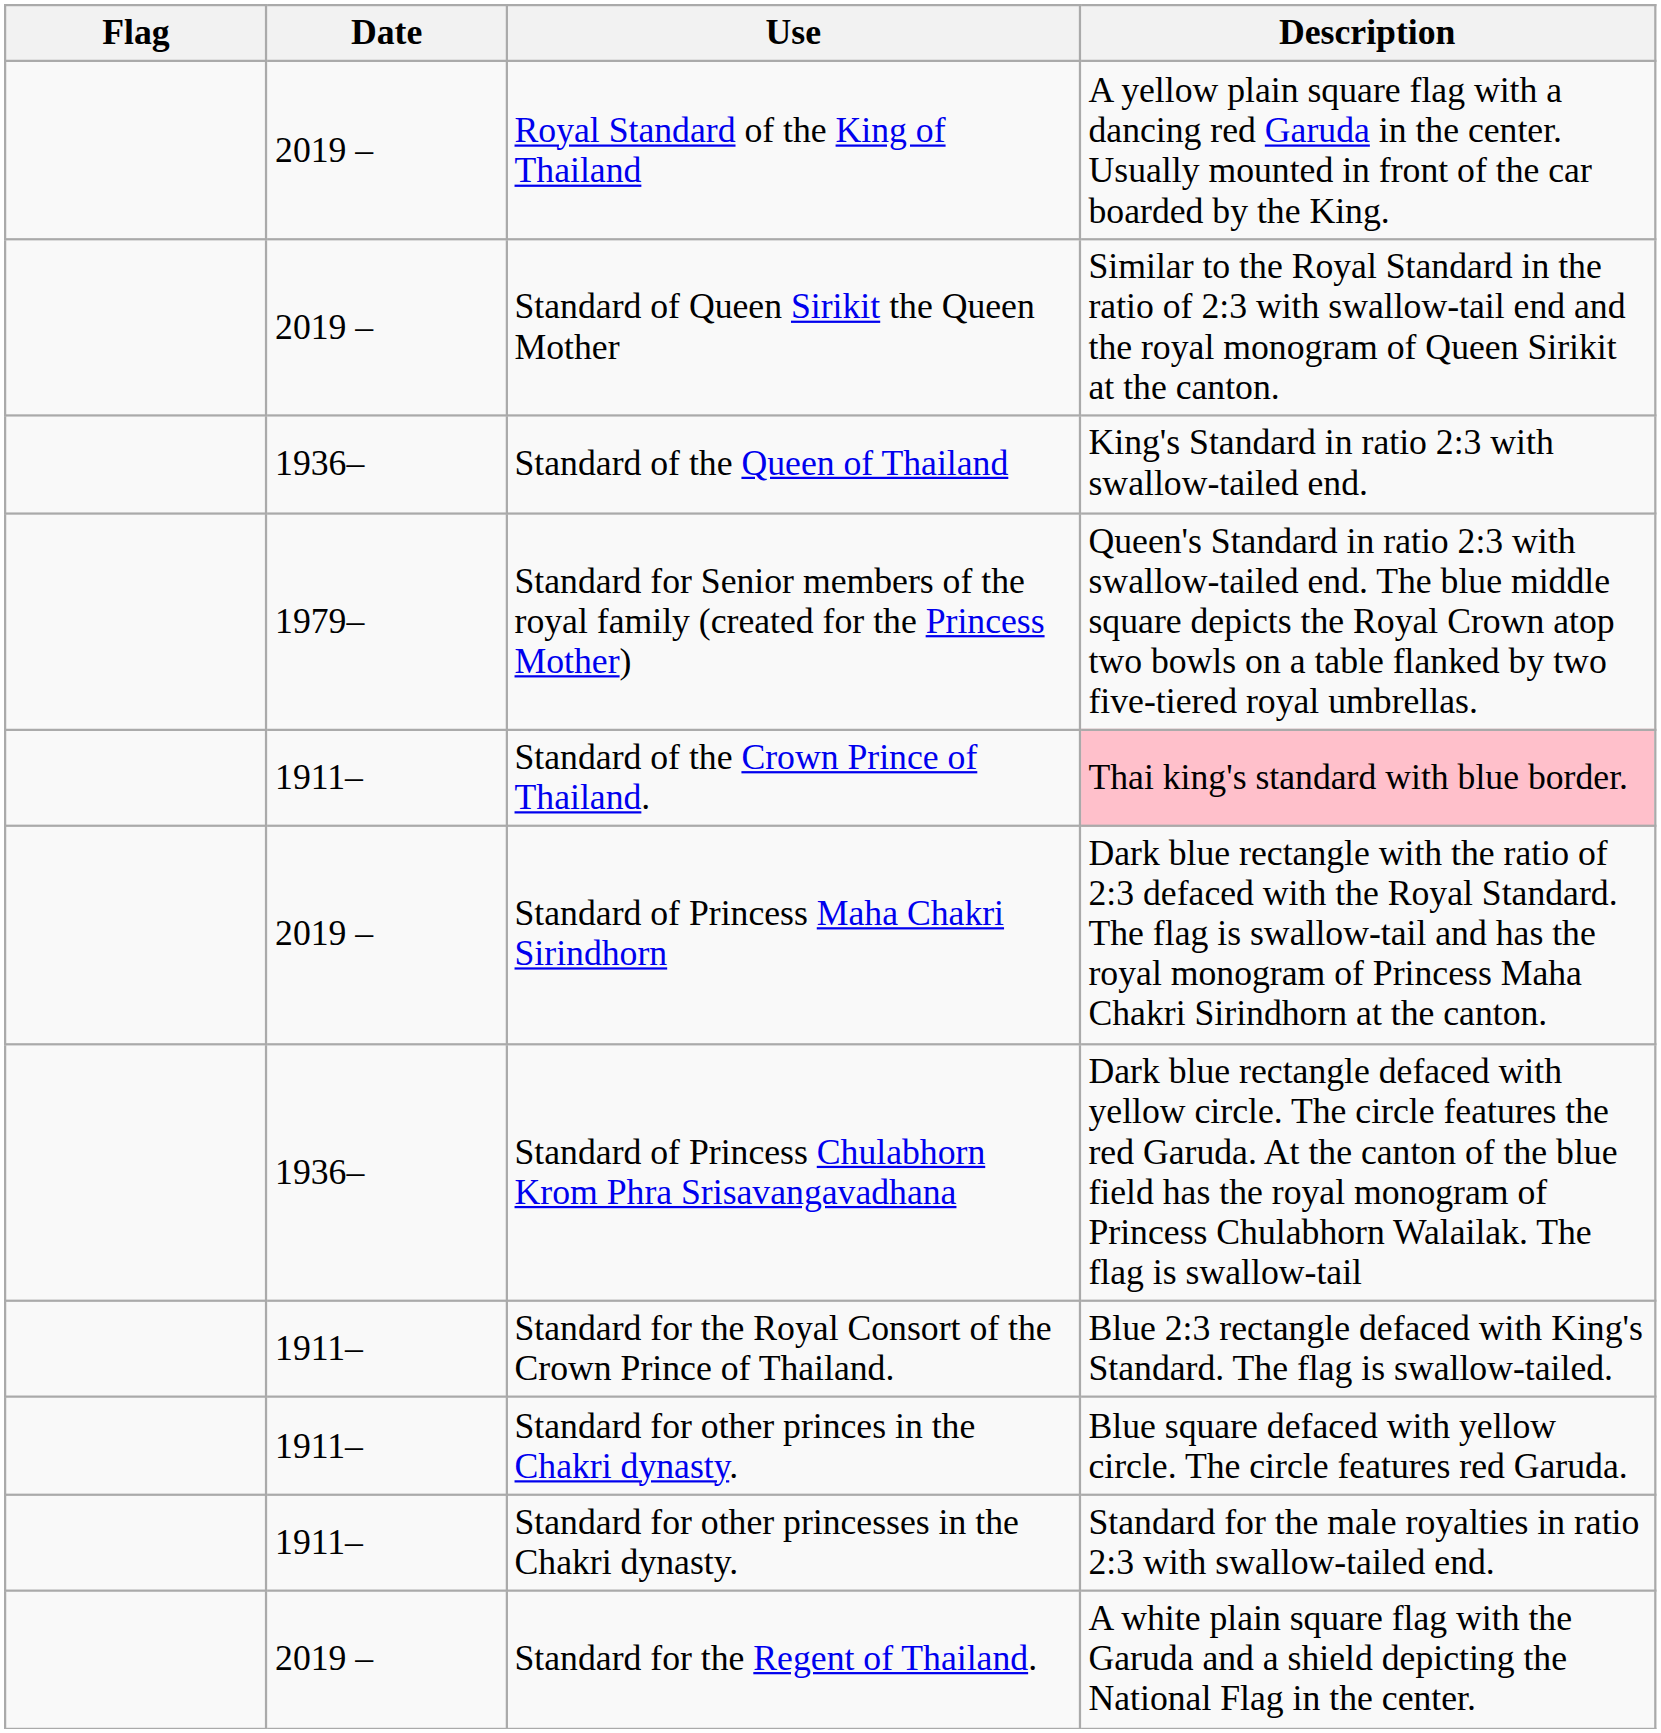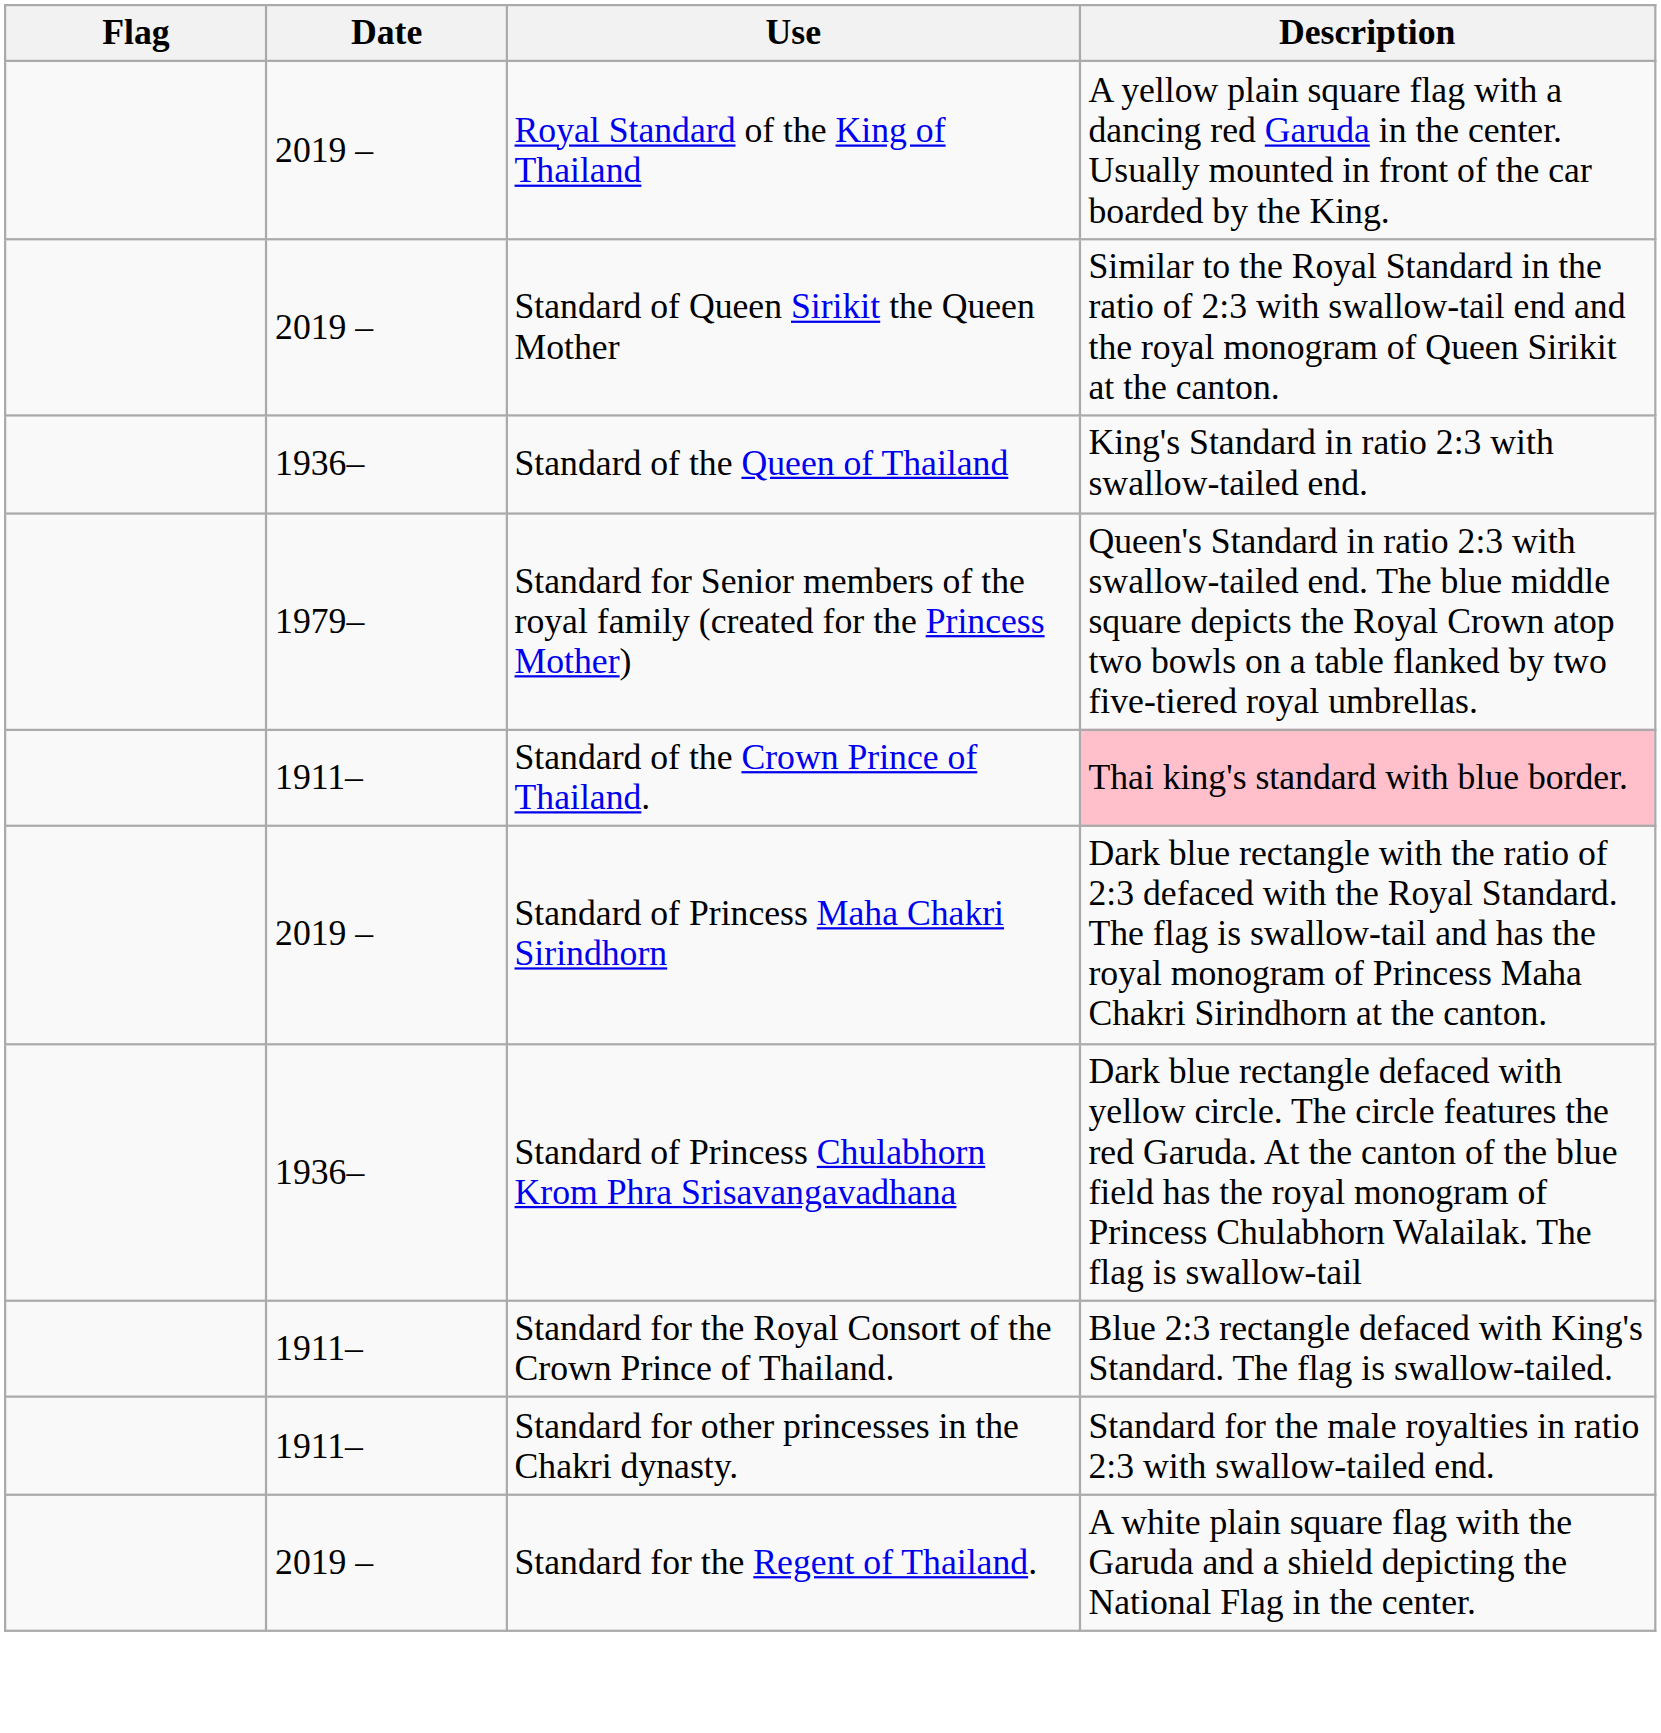- row: (745, 1445)
